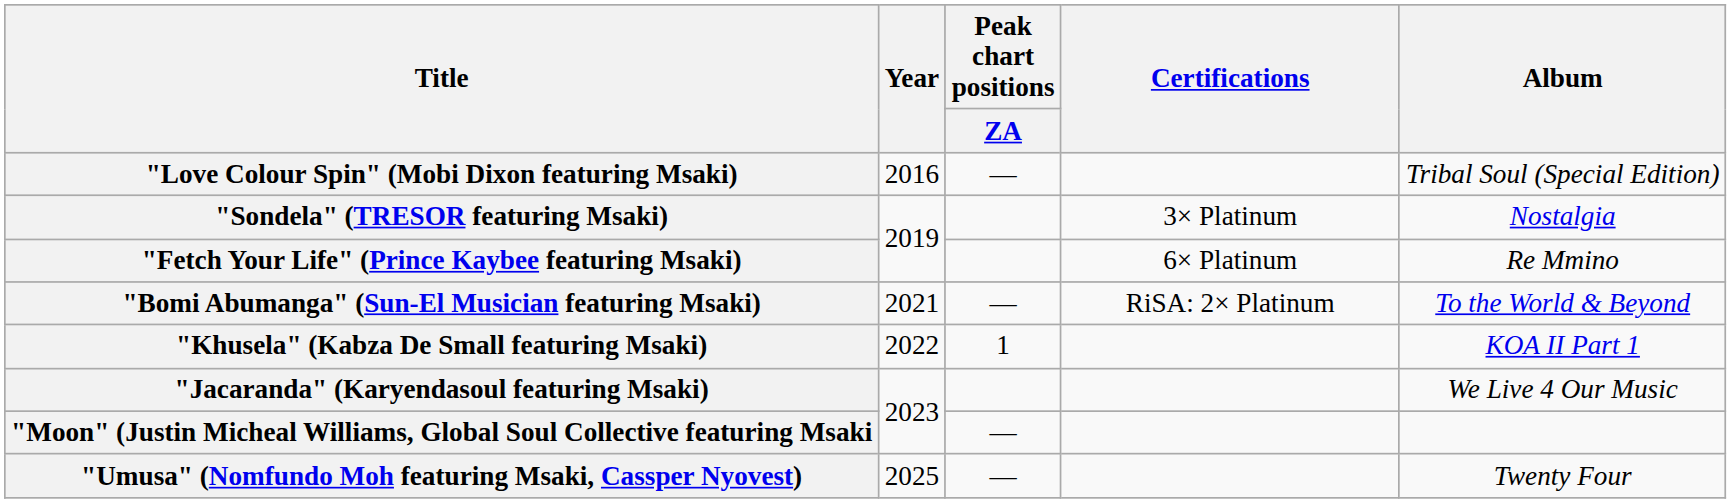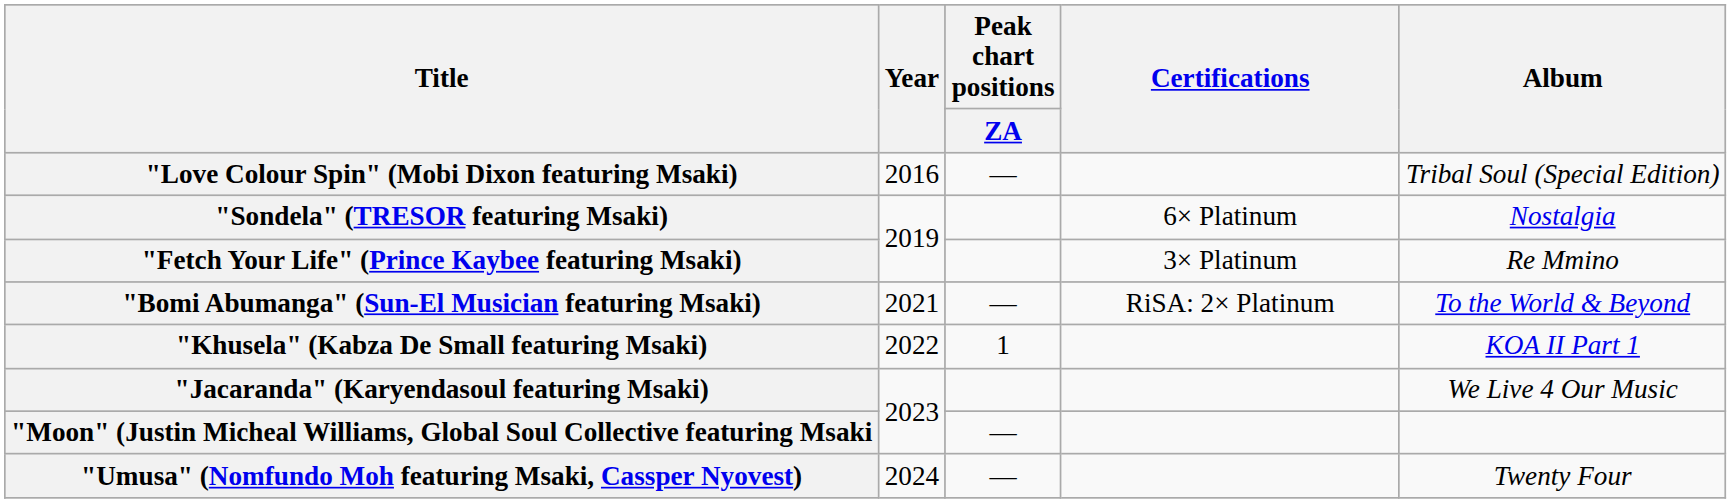(1230, 216) 3× Platinum -> (1230, 216) 6× Platinum
(1230, 259) 6× Platinum -> (1230, 259) 3× Platinum
(912, 475) 2025 -> (912, 475) 2024
